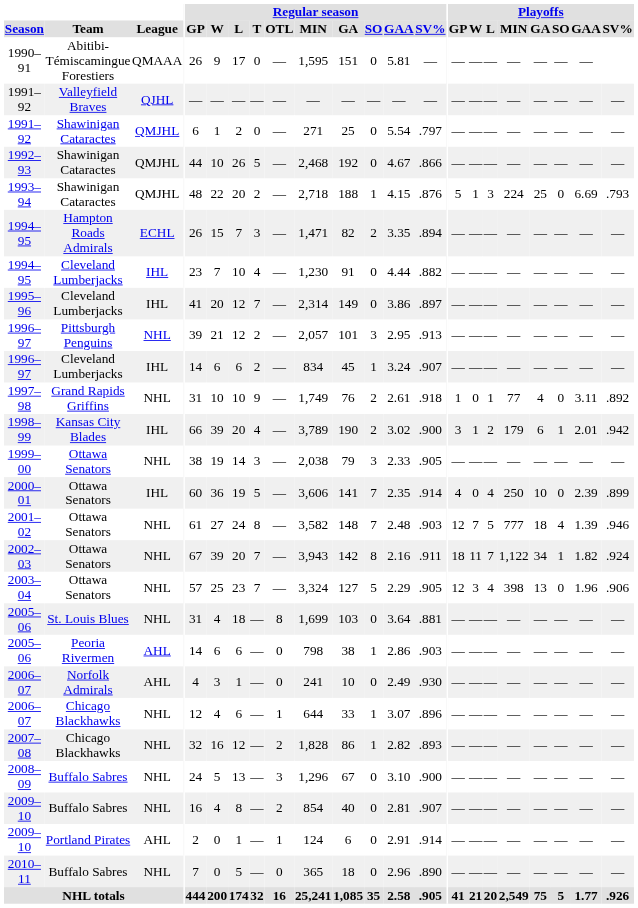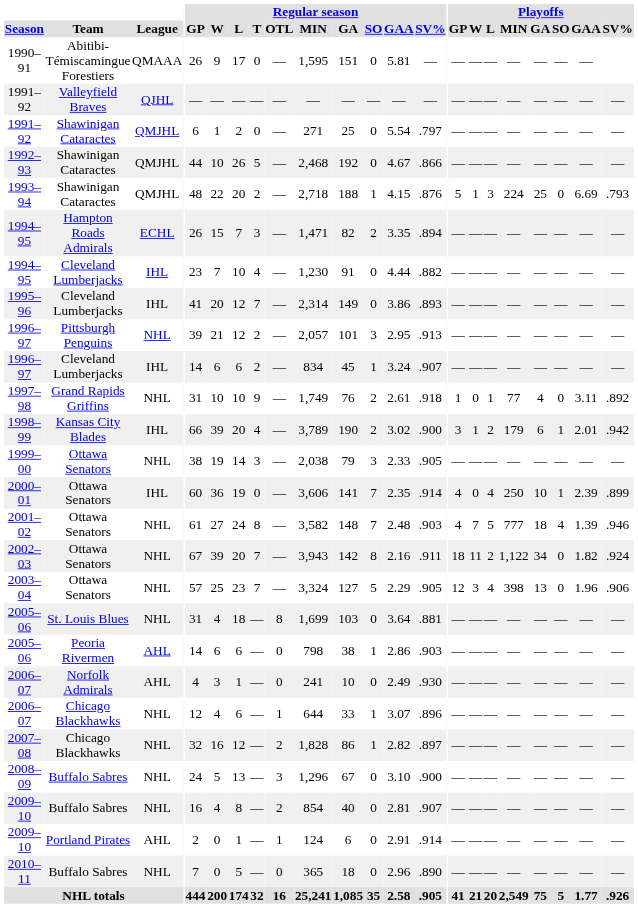(430, 303) .897 -> (430, 303) .893
(257, 492) 5 -> (257, 492) 0
(561, 492) 0 -> (561, 492) 1
(458, 524) 12 -> (458, 524) 4
(490, 556) 7 -> (490, 556) 2
(561, 556) 1 -> (561, 556) 0
(430, 745) .893 -> (430, 745) .897
